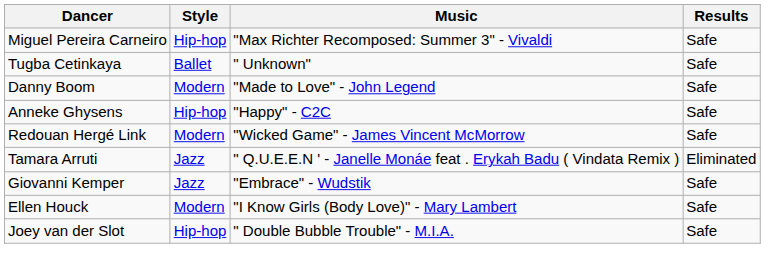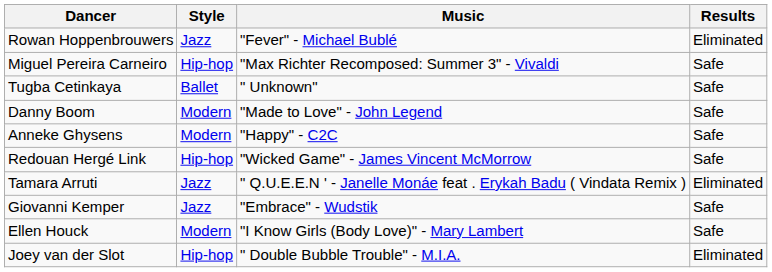+ row: (91, 40)
(200, 111) Hip-hop -> (206, 135) Modern
(199, 135) Modern -> (207, 159) Hip-hop
(702, 231) Safe -> (728, 254) Eliminated
